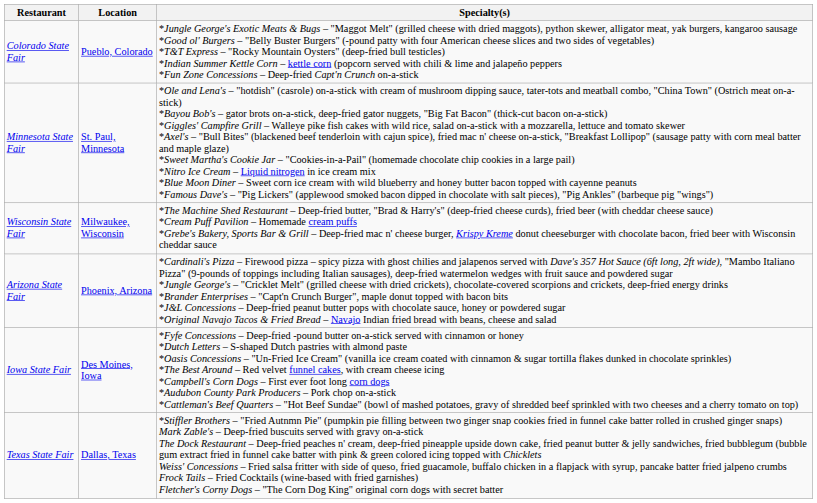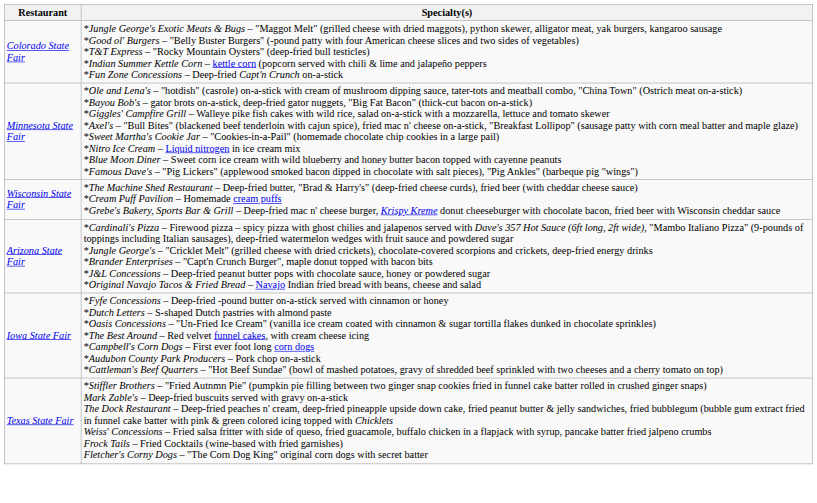- column: (118, 12)
